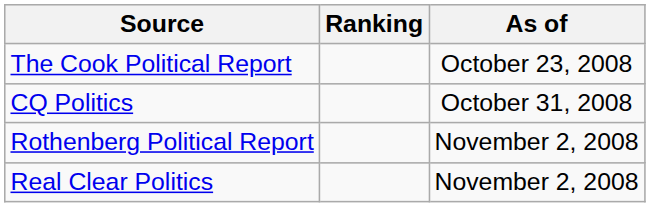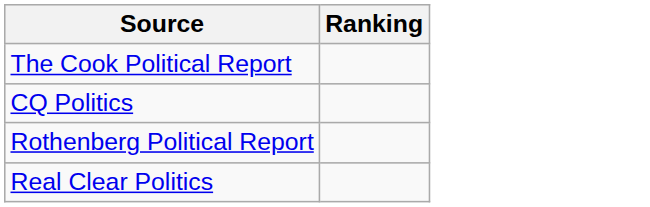- column: (536, 24)
